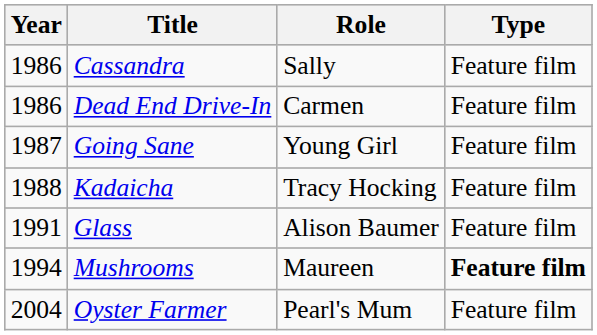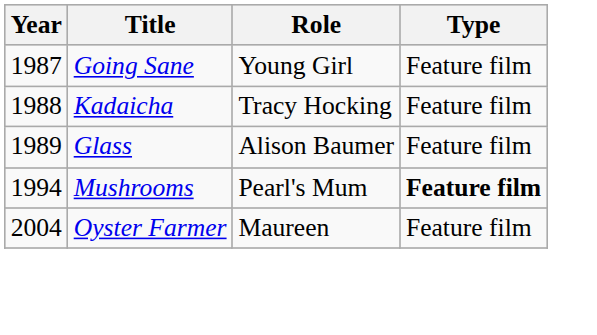- row: (129, 65)
- row: (173, 106)
(36, 227) 1991 -> (36, 146) 1989
(329, 268) Maureen -> (303, 187) Pearl's Mum
(348, 308) Pearl's Mum -> (284, 227) Maureen
